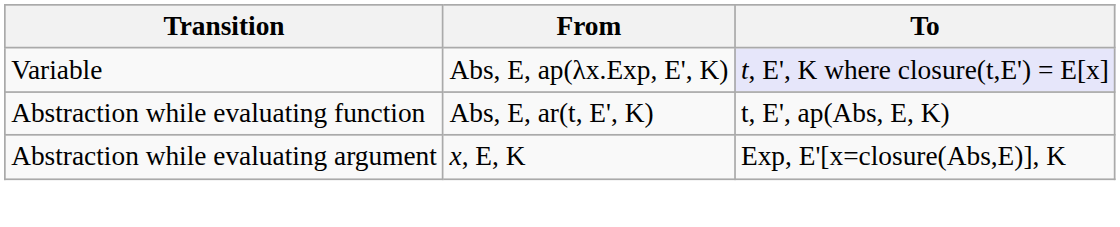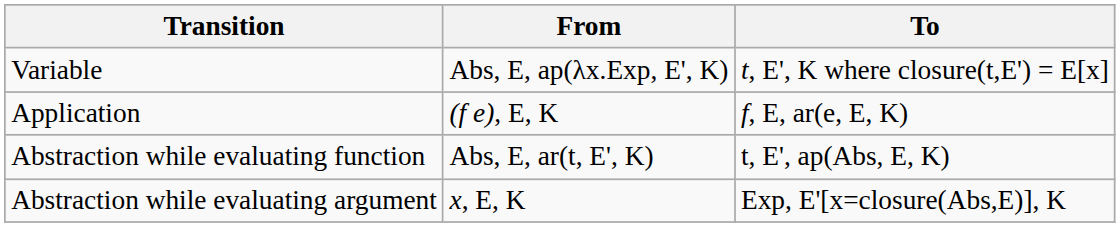(925, 69) lavender background -> (925, 69) no background
+ row: (76, 112)
